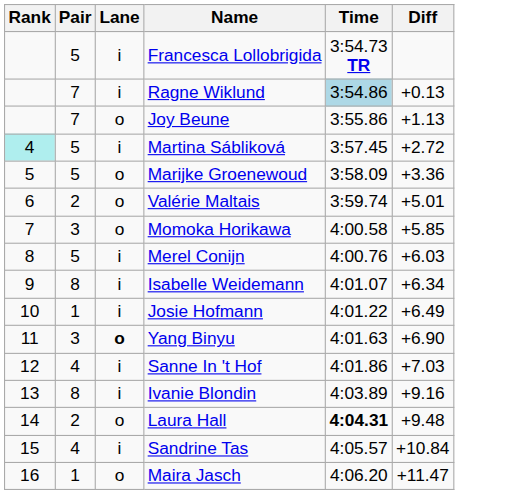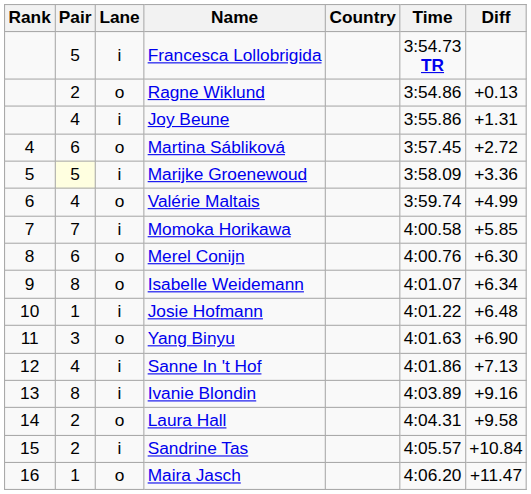+ column: (363, 18)
(75, 92) 7 -> (75, 92) 2
(120, 92) i -> (120, 92) o
(359, 92) lightblue background -> (433, 92) no background
(75, 119) 7 -> (75, 119) 4
(120, 119) o -> (120, 119) i
(423, 119) +1.13 -> (496, 119) +1.31
(30, 147) paleturquoise background -> (30, 147) no background
(75, 147) 5 -> (75, 147) 6
(120, 147) i -> (120, 147) o
(75, 174) no background -> (75, 174) lightyellow background
(120, 174) o -> (120, 174) i
(75, 202) 2 -> (75, 202) 4
(423, 202) +5.01 -> (496, 202) +4.99
(75, 229) 3 -> (75, 229) 7
(120, 229) o -> (120, 229) i
(75, 256) 5 -> (75, 256) 6
(120, 256) i -> (120, 256) o
(423, 256) +6.03 -> (496, 256) +6.30
(120, 284) i -> (120, 284) o
(423, 311) +6.49 -> (496, 311) +6.48
(120, 339) bold -> (120, 339) normal
(423, 366) +7.03 -> (496, 366) +7.13
(359, 421) bold -> (433, 421) normal
(423, 421) +9.48 -> (496, 421) +9.58
(75, 448) 4 -> (75, 448) 2
